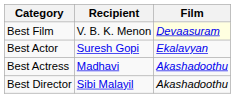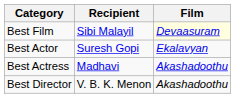(114, 31) V. B. K. Menon -> (105, 31) Sibi Malayil
(105, 84) Sibi Malayil -> (114, 84) V. B. K. Menon
